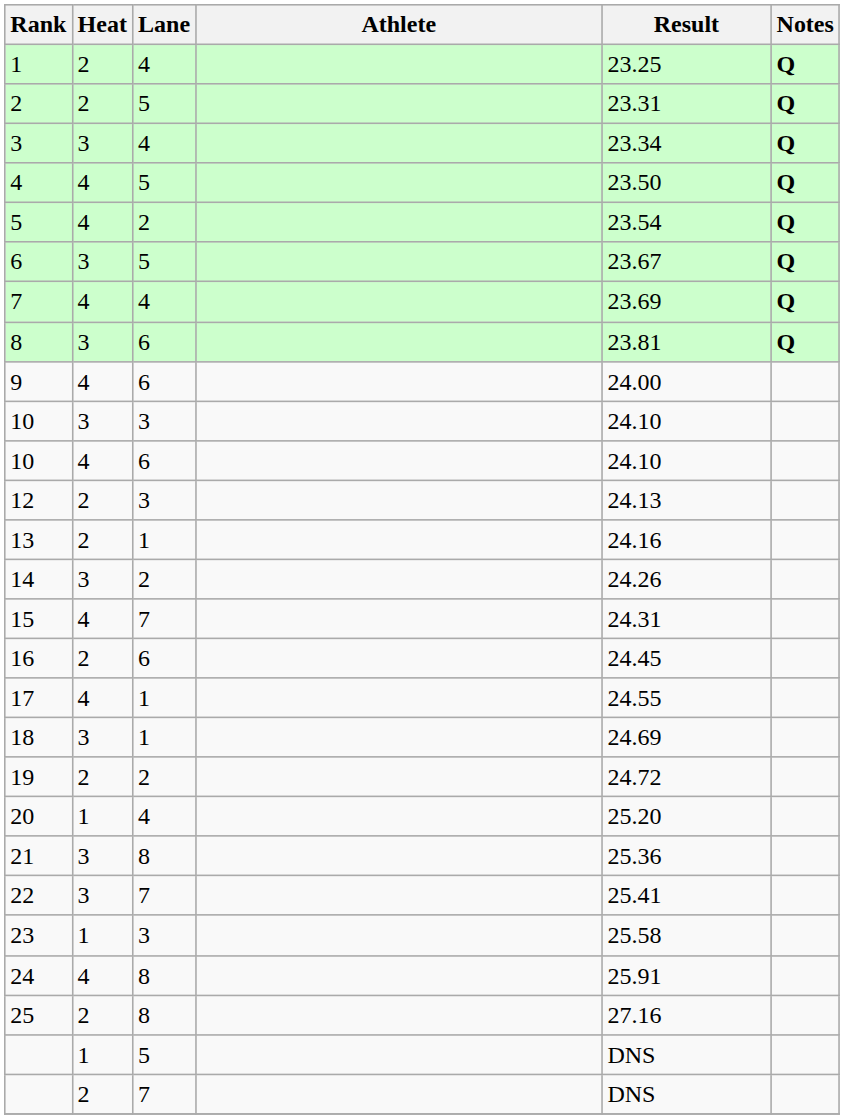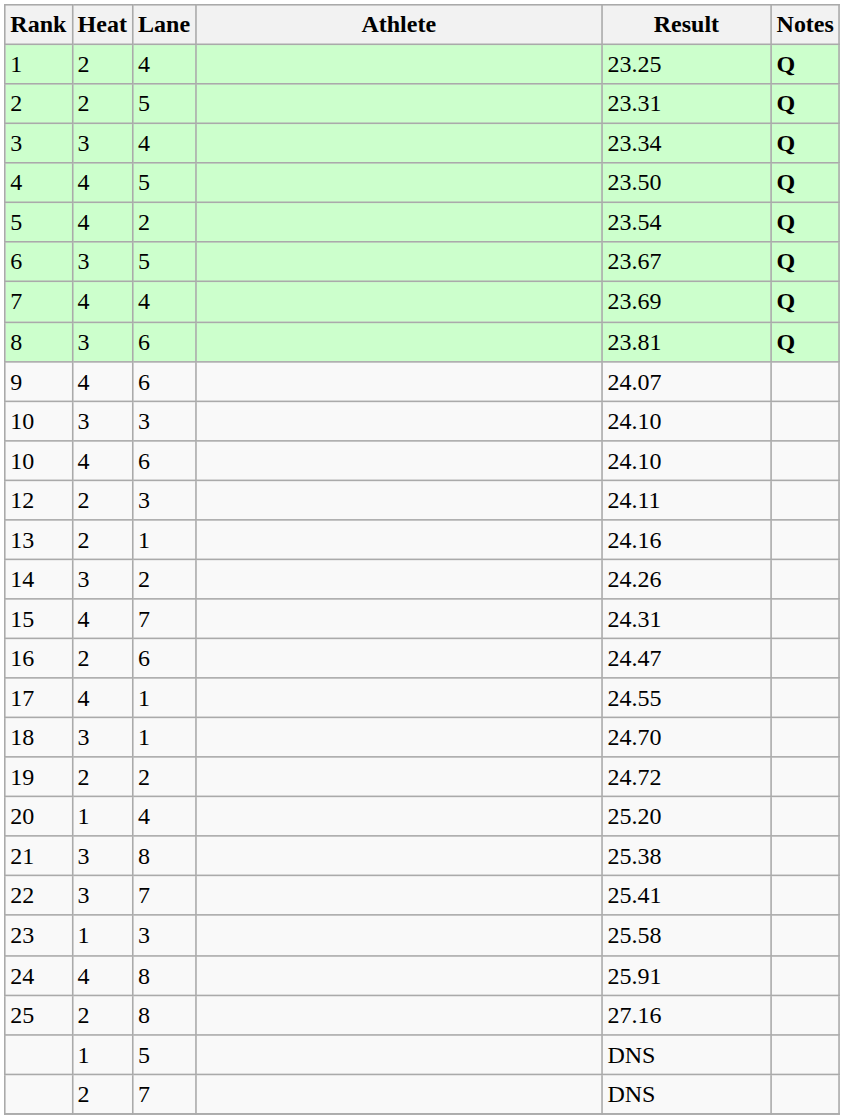(634, 380) 24.00 -> (634, 380) 24.07
(634, 499) 24.13 -> (634, 499) 24.11
(634, 658) 24.45 -> (634, 658) 24.47
(634, 737) 24.69 -> (634, 737) 24.70
(634, 856) 25.36 -> (634, 856) 25.38
